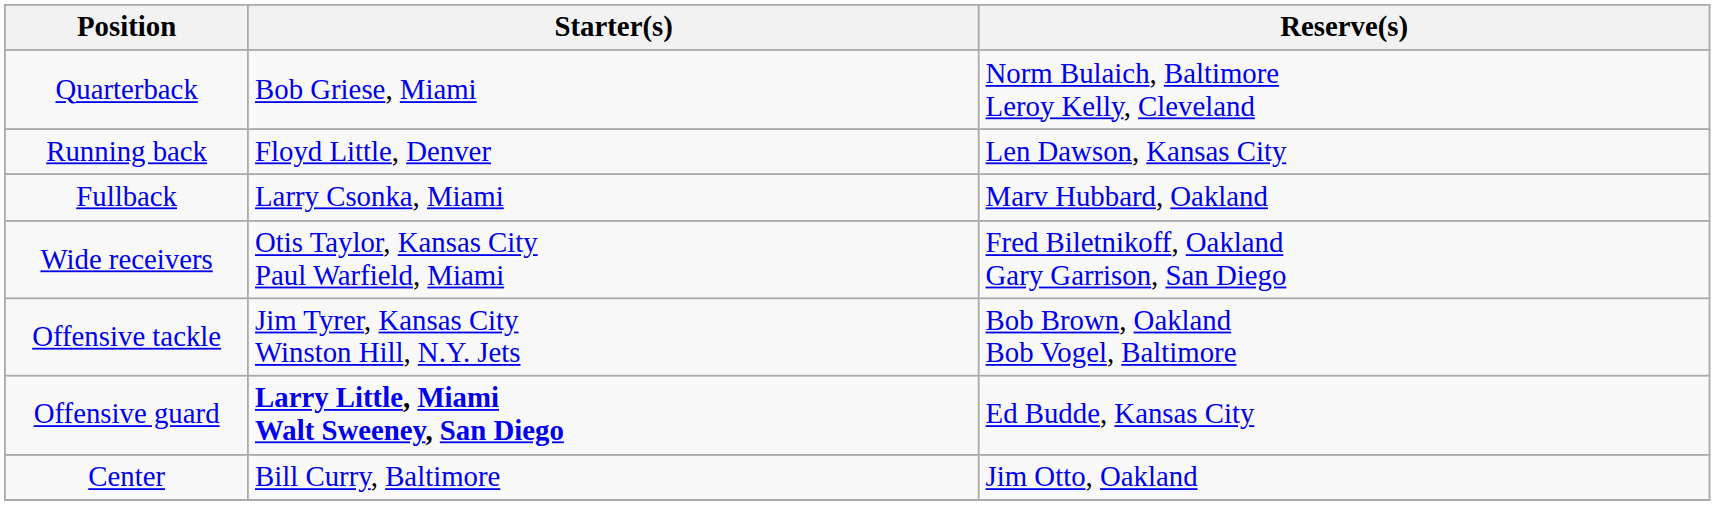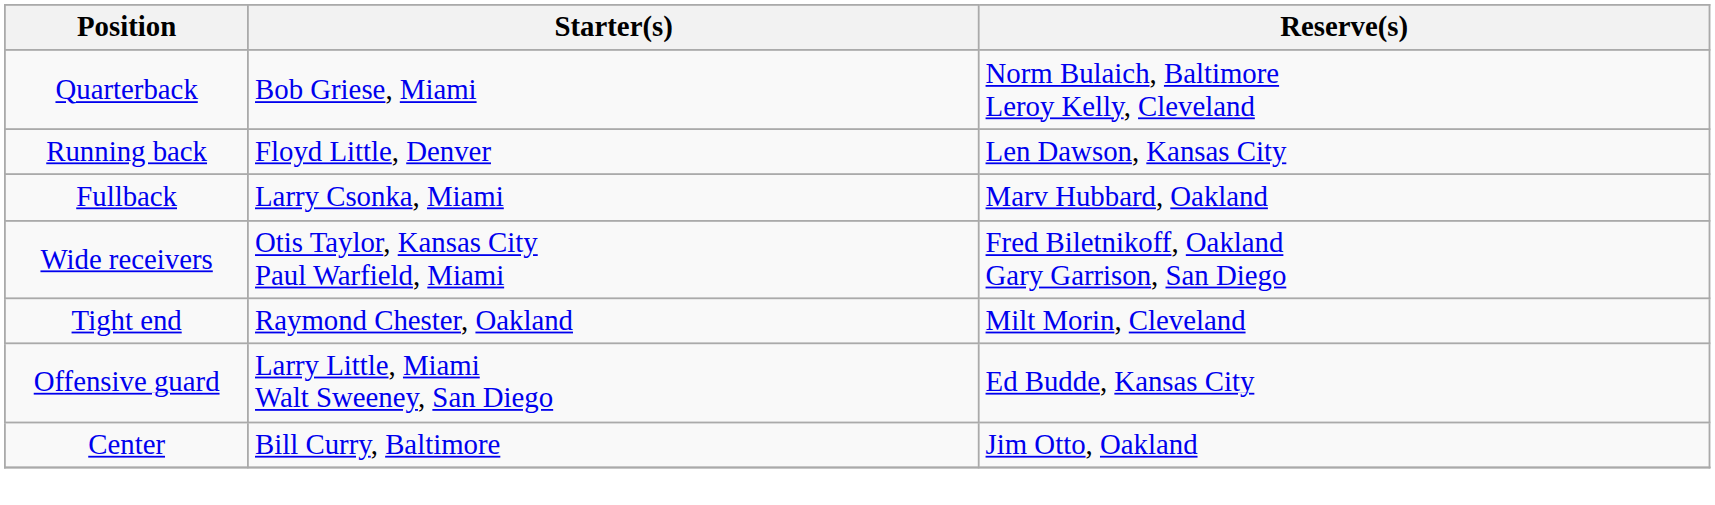+ row: (127, 320)
- row: (127, 336)
(409, 414) bold -> (404, 382) normal
